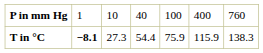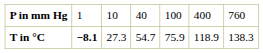(146, 37) 54.4 -> (146, 37) 54.7
(206, 37) 115.9 -> (206, 37) 118.9
